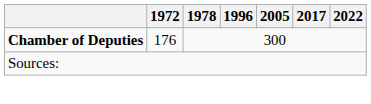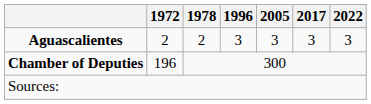+ row: (76, 39)
(165, 39) 176 -> (165, 63) 196
